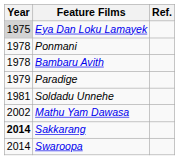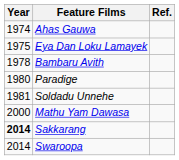+ row: (65, 29)
(19, 29) lightgrey background -> (19, 46) no background
- row: (56, 46)
(19, 79) 1979 -> (19, 79) 1980
(19, 113) 2002 -> (19, 113) 2000
